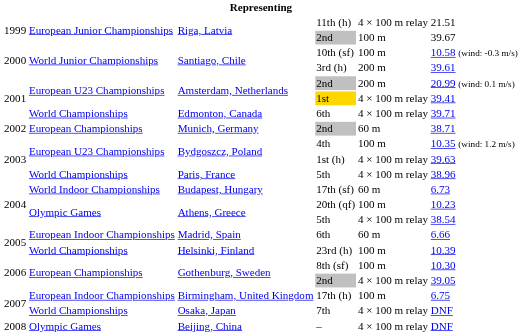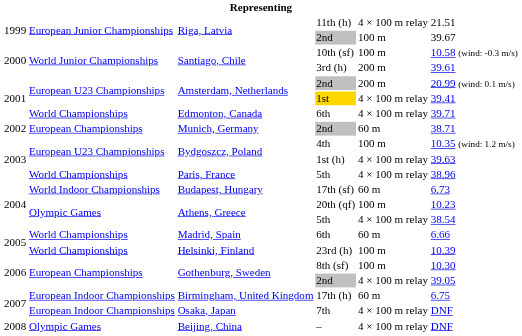(102, 235) European Indoor Championships -> (78, 235) World Championships
(372, 295) 100 m -> (369, 295) 60 m
(78, 311) World Championships -> (102, 311) European Indoor Championships
